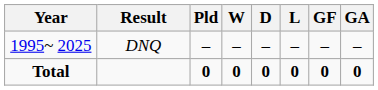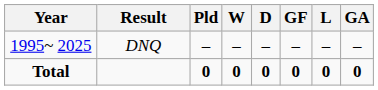columns swapped: (295, 17) <-> (325, 17)
